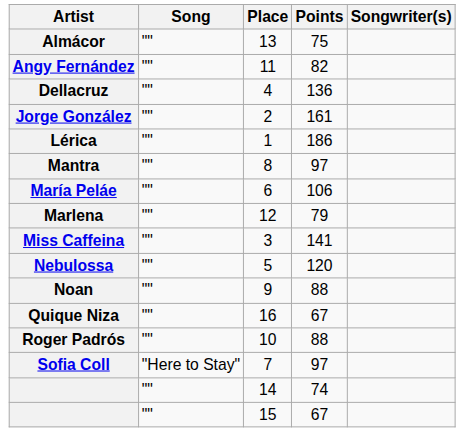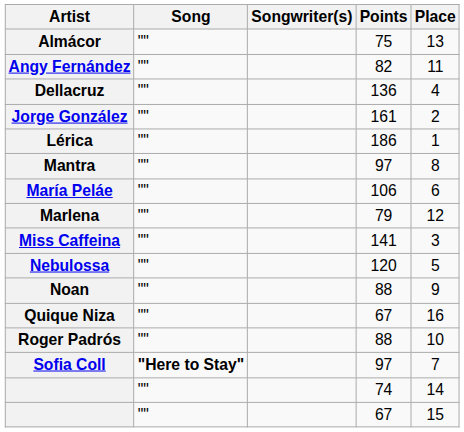columns swapped: (401, 16) <-> (268, 16)
(191, 365) normal -> (191, 365) bold
